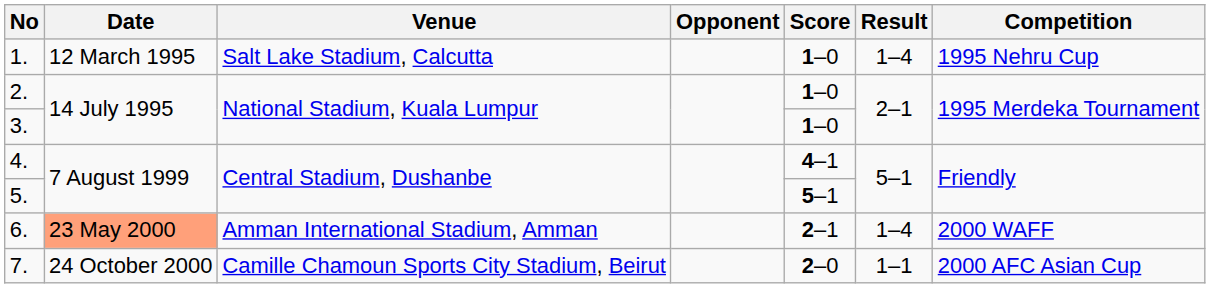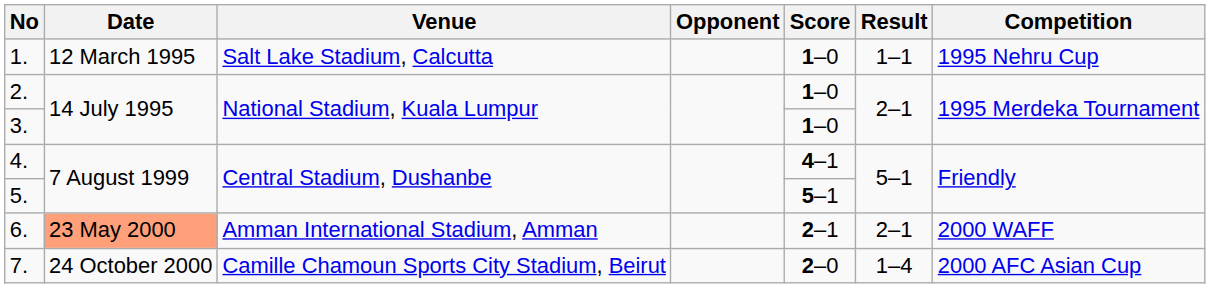(894, 56) 1–4 -> (894, 56) 1–1
(894, 230) 1–4 -> (894, 230) 2–1
(894, 265) 1–1 -> (894, 265) 1–4
